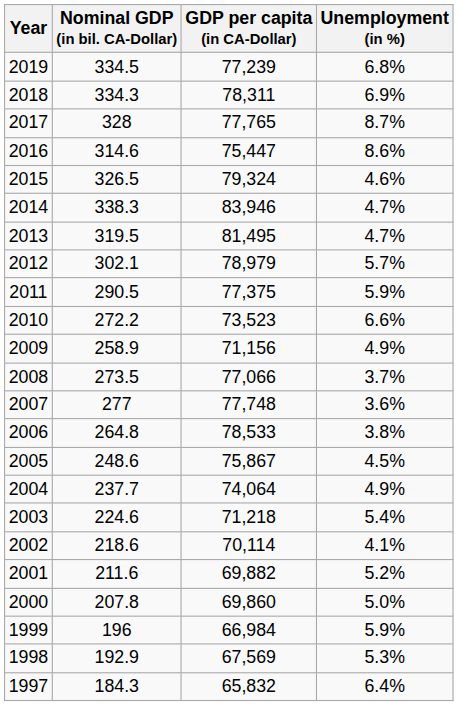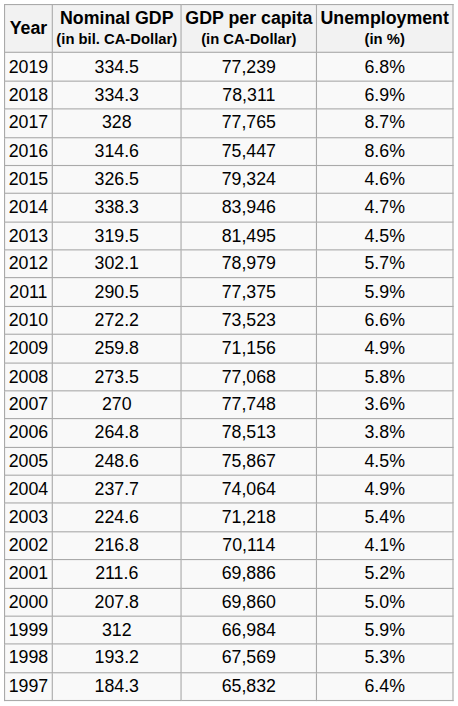(385, 235) 4.7% -> (385, 235) 4.5%
(117, 348) 258.9 -> (117, 348) 259.8
(249, 376) 77,066 -> (249, 376) 77,068
(385, 376) 3.7% -> (385, 376) 5.8%
(117, 404) 277 -> (117, 404) 270
(249, 432) 78,533 -> (249, 432) 78,513
(117, 545) 218.6 -> (117, 545) 216.8
(249, 573) 69,882 -> (249, 573) 69,886
(117, 630) 196 -> (117, 630) 312
(117, 658) 192.9 -> (117, 658) 193.2
